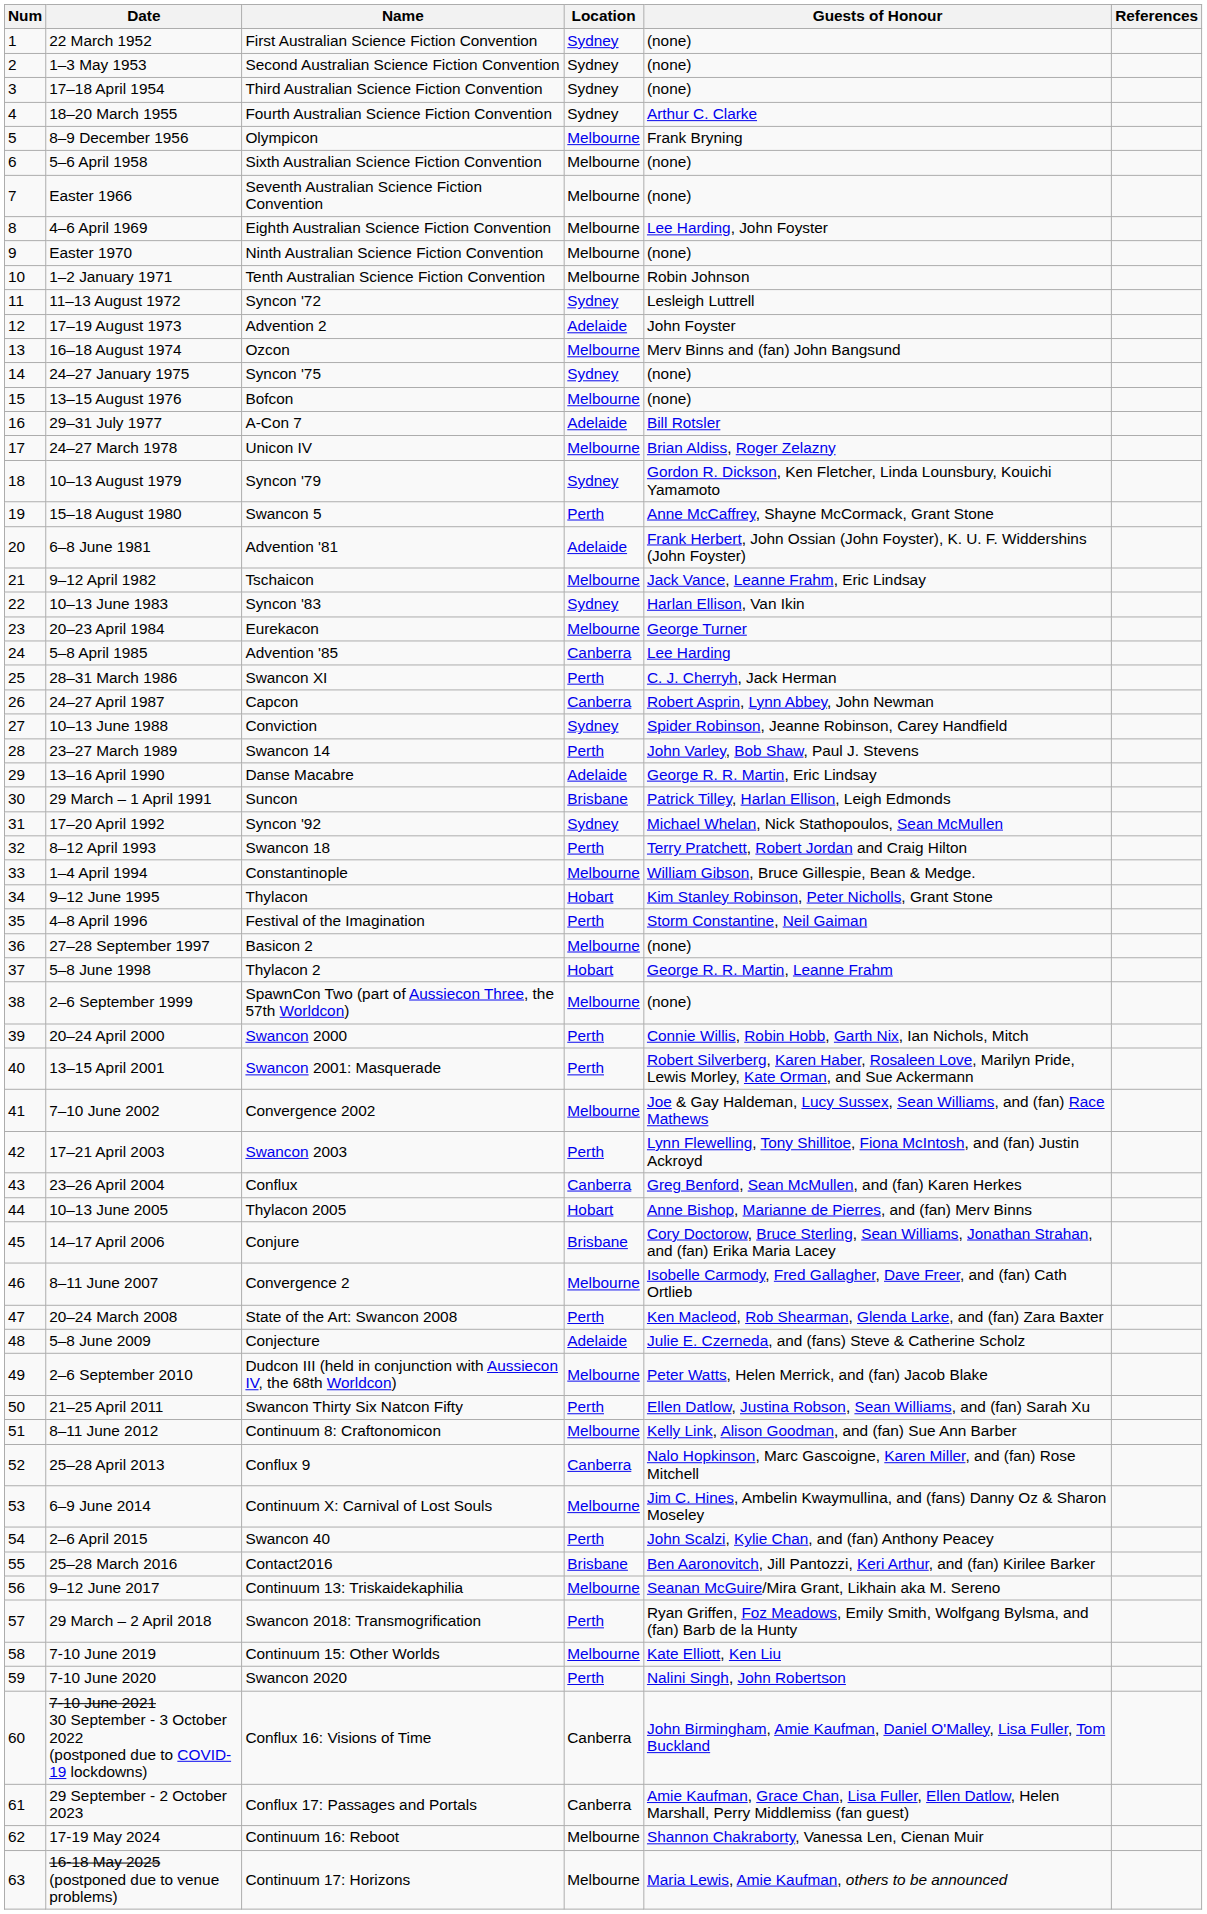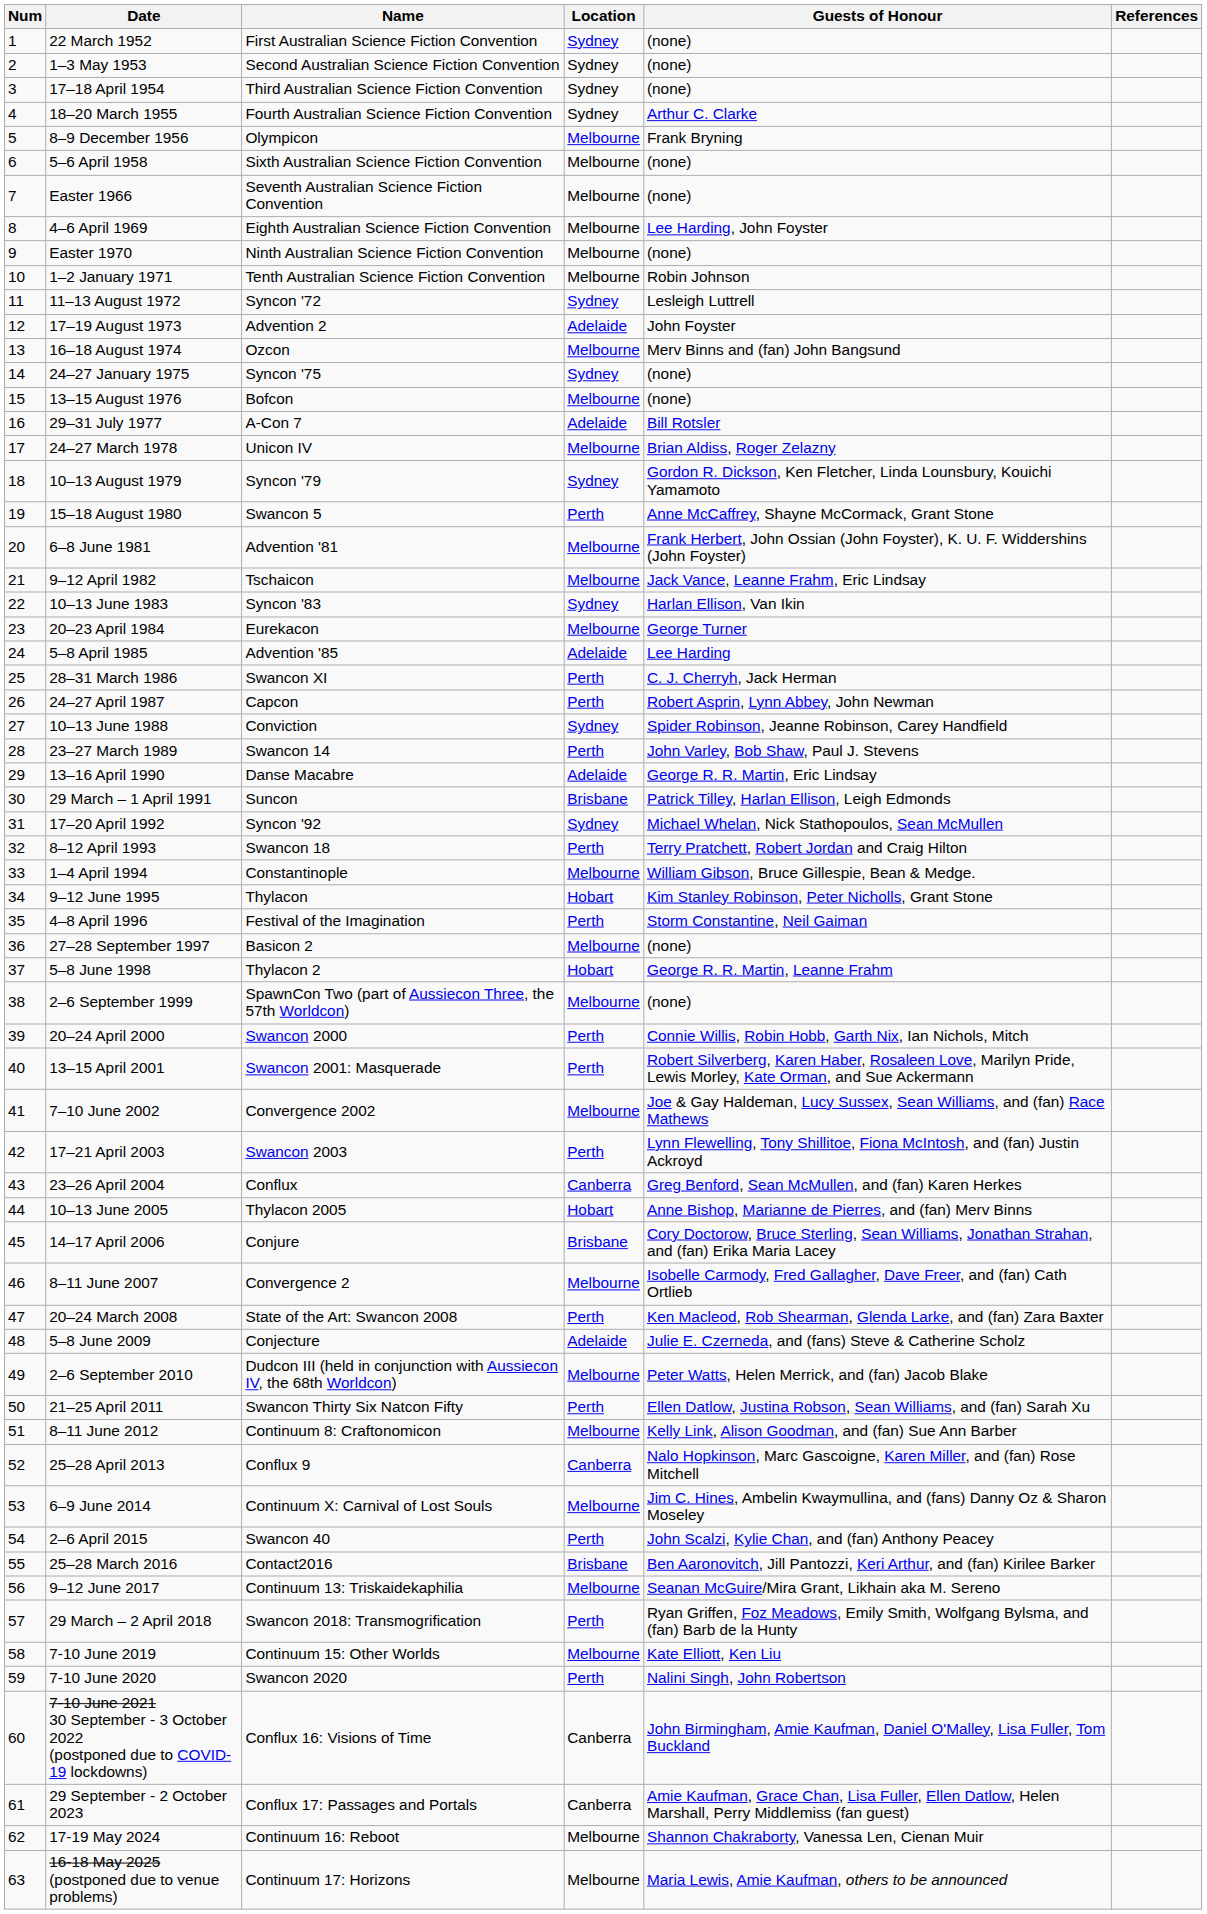(597, 547) Adelaide -> (604, 547) Melbourne
(599, 653) Canberra -> (597, 653) Adelaide
(599, 701) Canberra -> (586, 701) Perth
